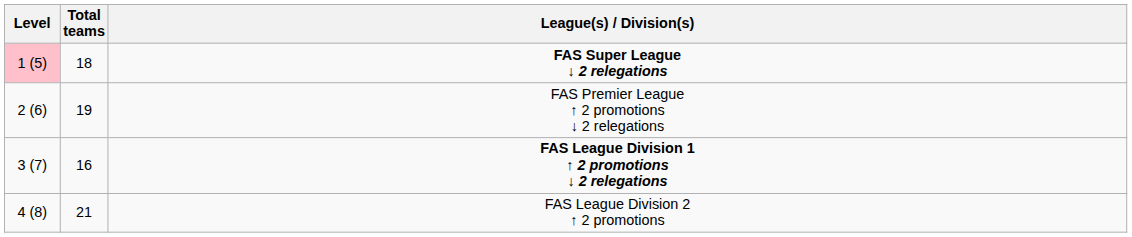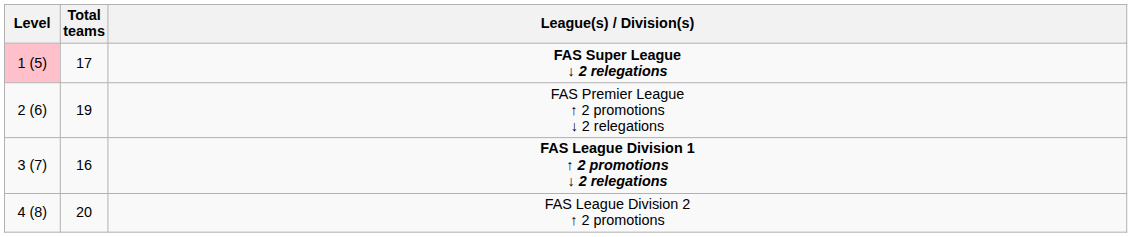(84, 63) 18 -> (84, 63) 17
(84, 212) 21 -> (84, 212) 20
